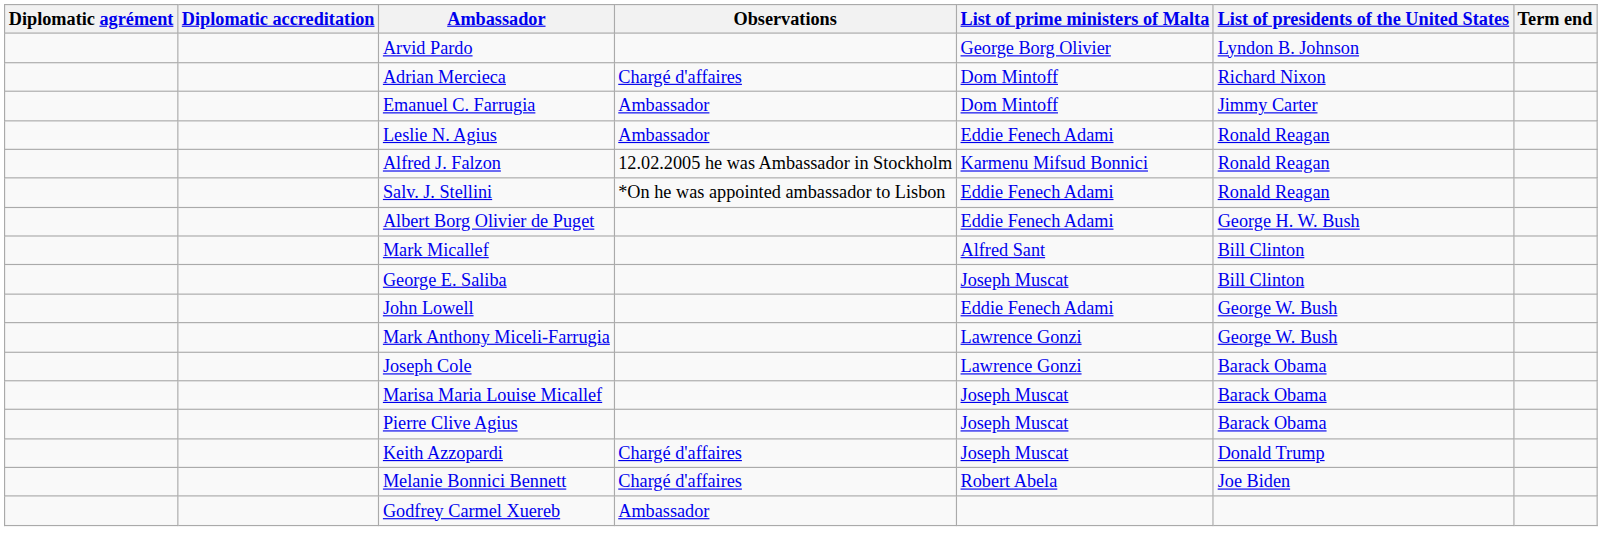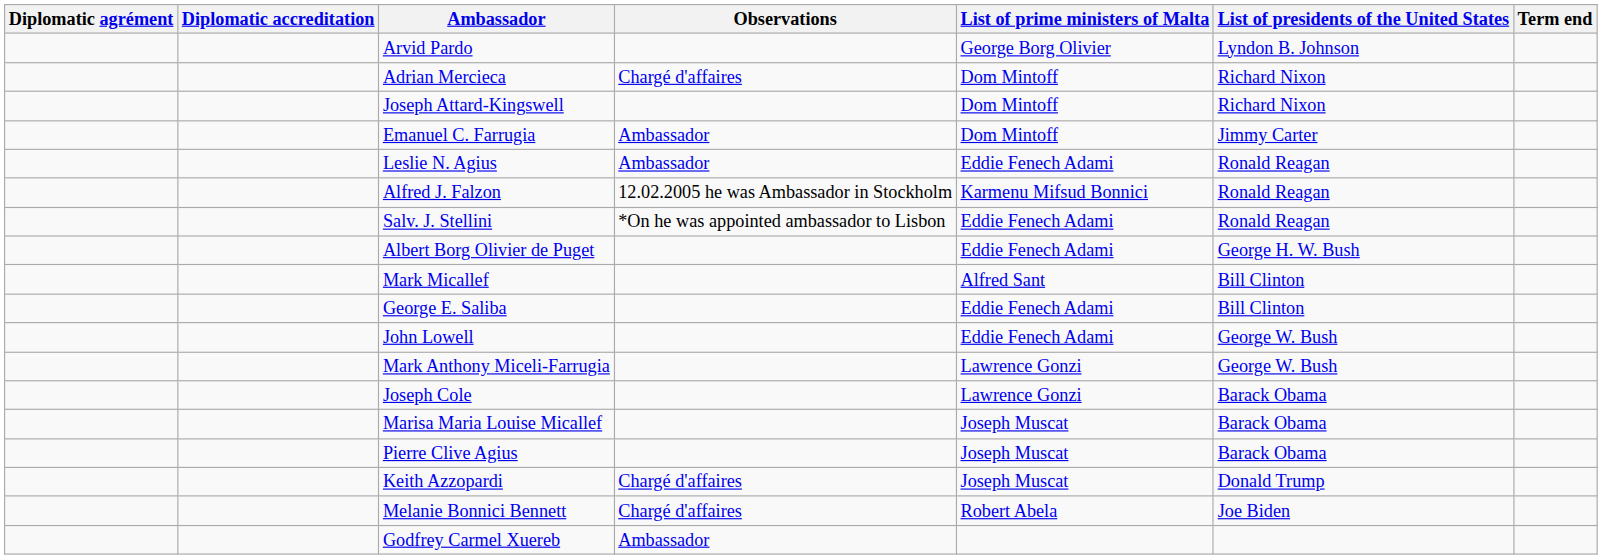+ row: (473, 105)
(1014, 279) Joseph Muscat -> (1037, 308) Eddie Fenech Adami
